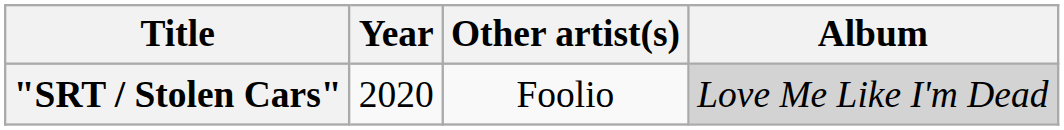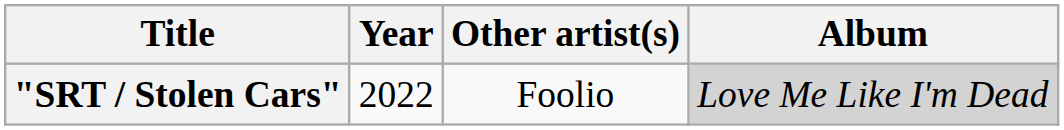(396, 93) 2020 -> (396, 93) 2022
